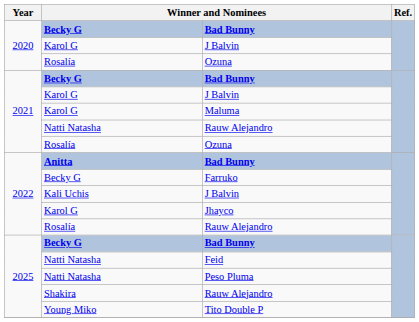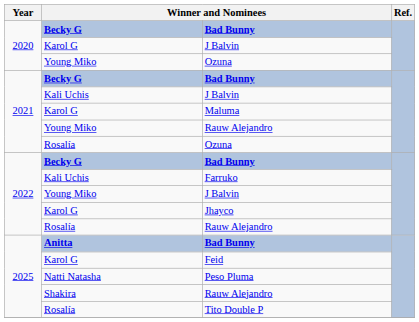(60, 62) Rosalía -> (70, 62) Young Miko
(61, 95) Karol G -> (66, 95) Kali Uchis
(72, 128) Natti Natasha -> (70, 128) Young Miko
(58, 161) Anitta -> (63, 161) Becky G
(62, 177) Becky G -> (66, 177) Kali Uchis
(66, 194) Kali Uchis -> (70, 194) Young Miko
(63, 243) Becky G -> (58, 243) Anitta
(72, 260) Natti Natasha -> (61, 260) Karol G
(70, 309) Young Miko -> (60, 309) Rosalía
